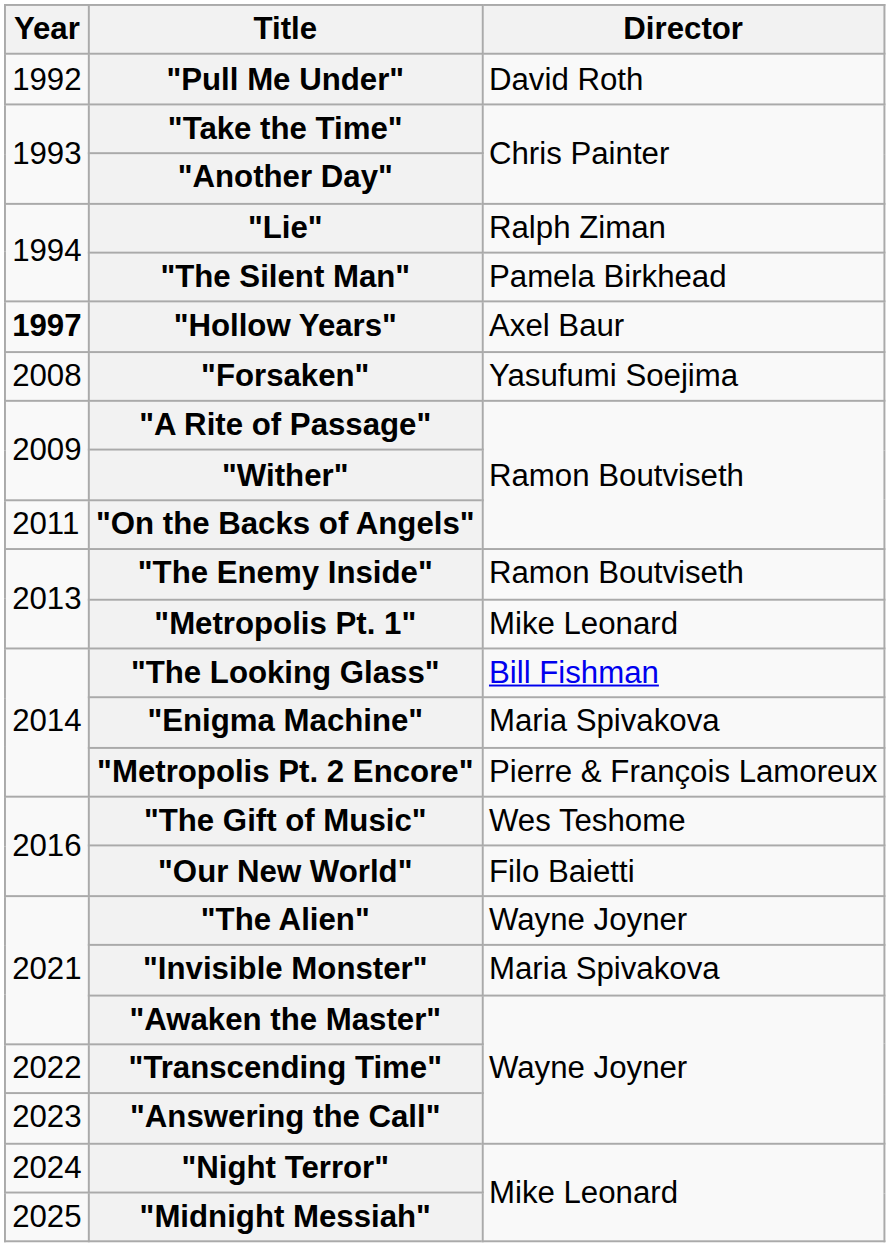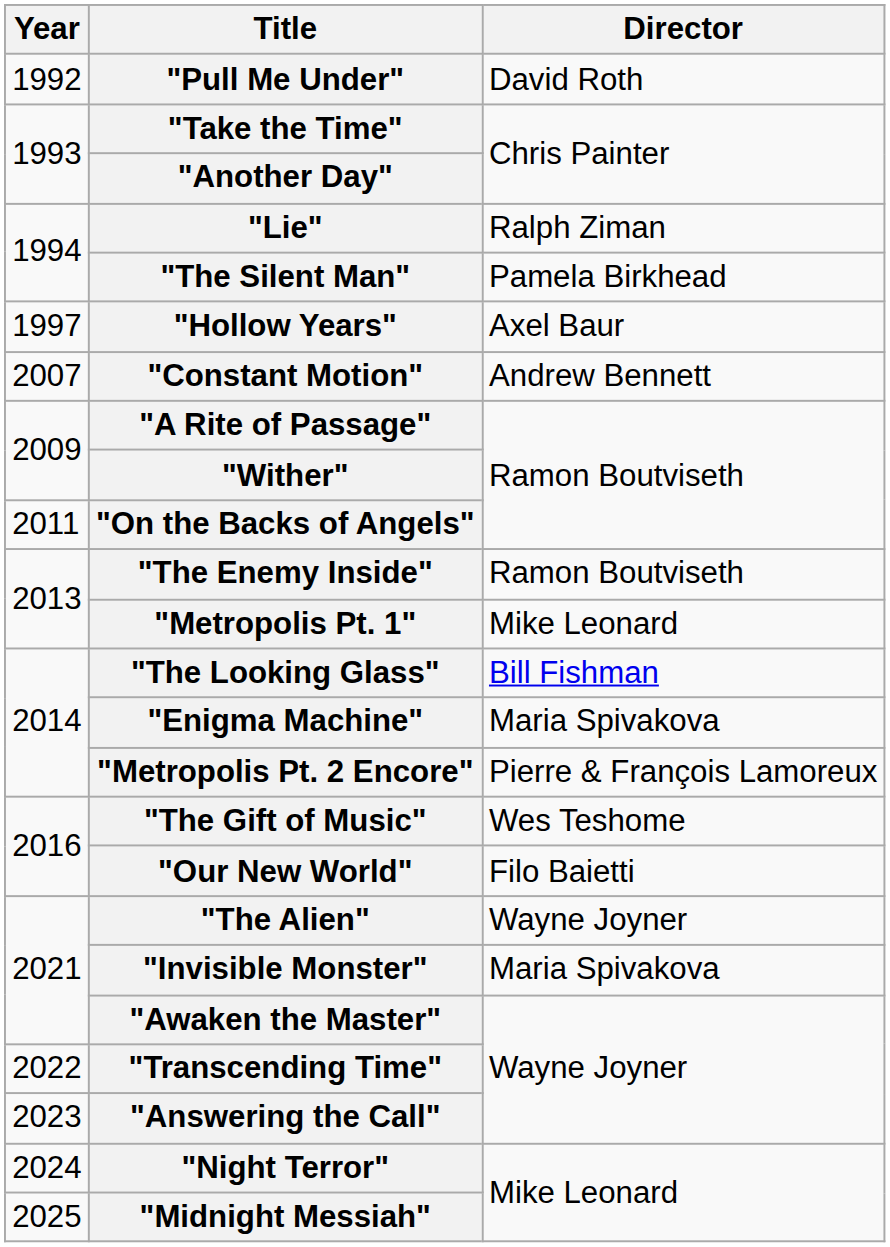(47, 326) bold -> (47, 326) normal
+ row: (285, 375)
- row: (285, 375)
